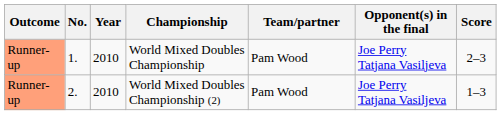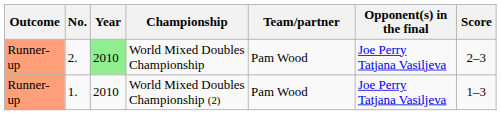(73, 57) 1. -> (73, 57) 2.
(106, 57) no background -> (106, 57) lightgreen background
(73, 92) 2. -> (73, 92) 1.
